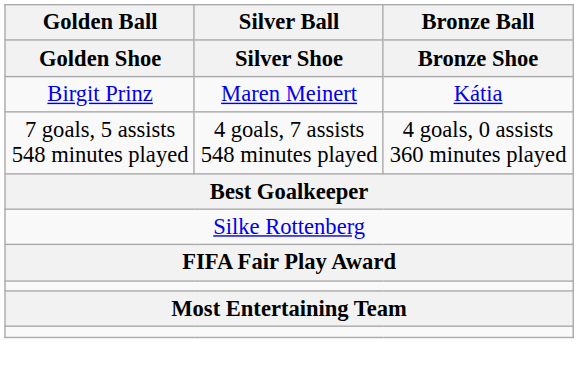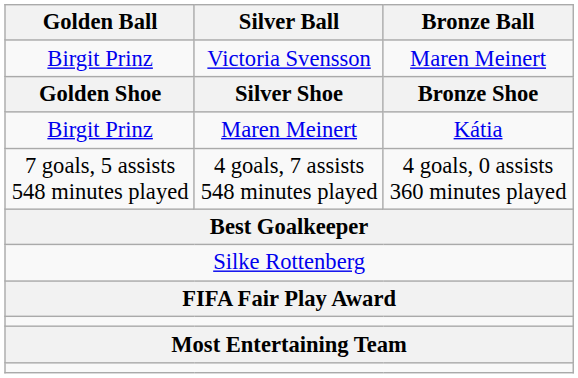+ row: (289, 58)
